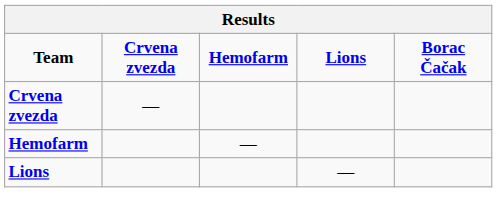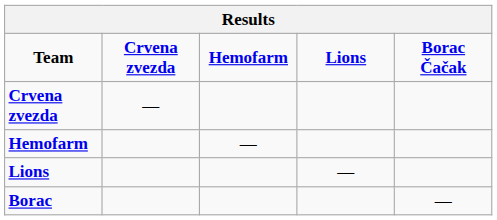+ row: (30, 200)
